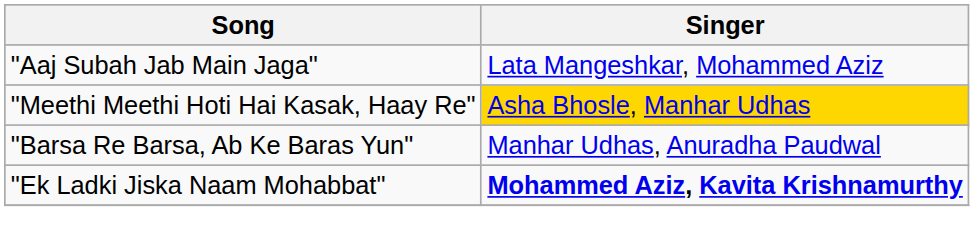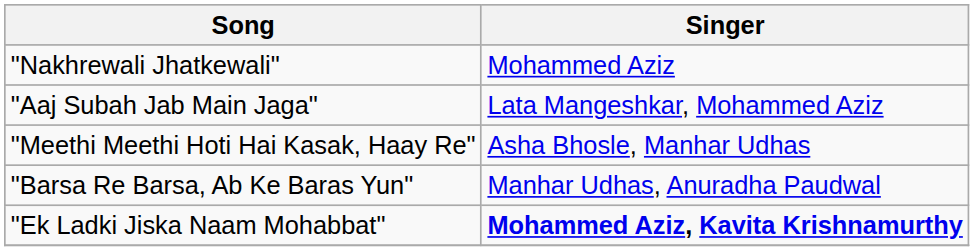+ row: (145, 65)
(649, 105) gold background -> (649, 146) no background
